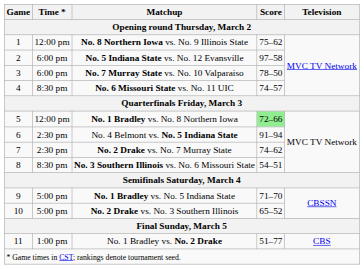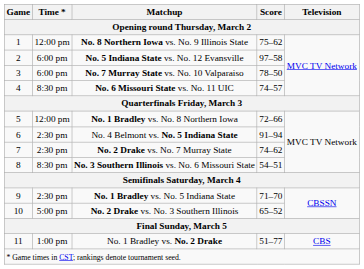(271, 119) lightgreen background -> (271, 119) no background
(52, 195) 5:00 pm -> (52, 195) 2:30 pm
